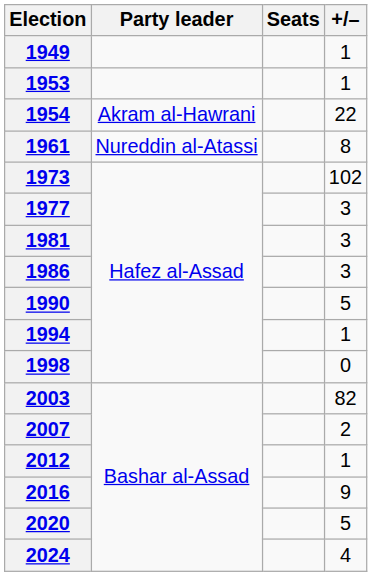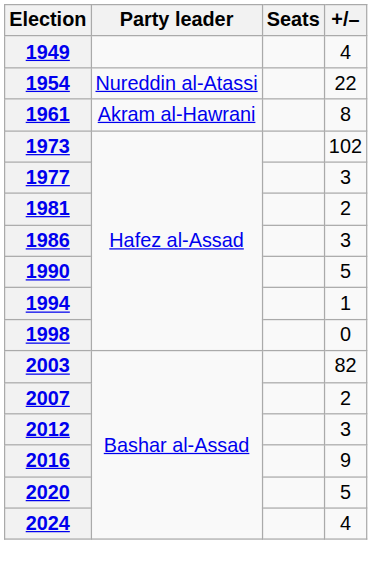(345, 51) 1 -> (345, 51) 4
- row: (48, 83)
(177, 114) Akram al-Hawrani -> (177, 83) Nureddin al-Atassi
(177, 146) Nureddin al-Atassi -> (177, 114) Akram al-Hawrani
(345, 240) 3 -> (345, 209) 2
(345, 460) 1 -> (345, 429) 3
